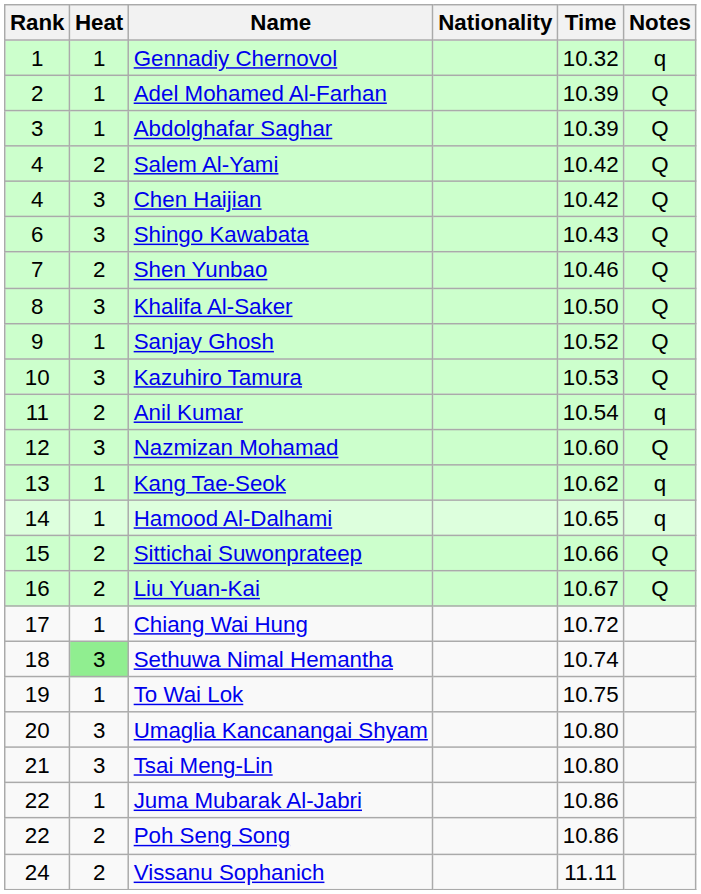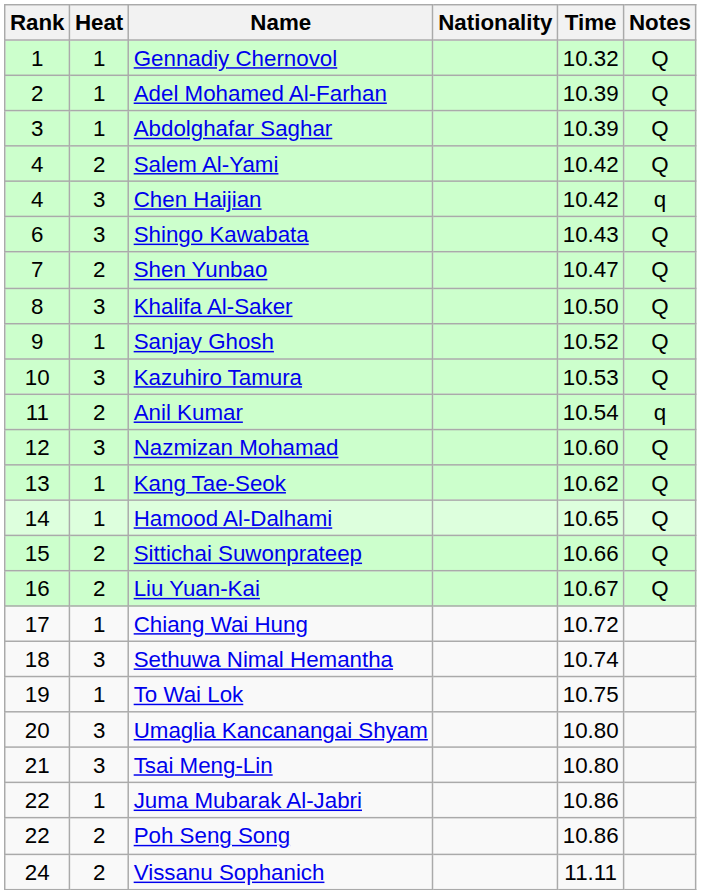(660, 58) q -> (660, 58) Q
(660, 199) Q -> (660, 199) q
(591, 270) 10.46 -> (591, 270) 10.47
(660, 482) q -> (660, 482) Q
(660, 518) q -> (660, 518) Q
(99, 659) lightgreen background -> (99, 659) no background
